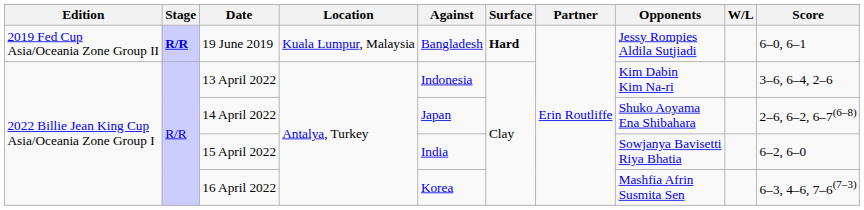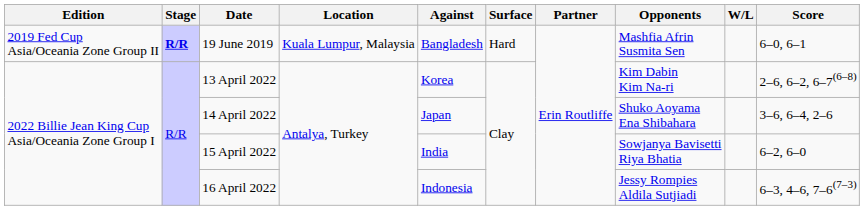(504, 43) bold -> (502, 43) normal
(658, 43) Jessy Rompies Aldila Sutjiadi -> (656, 43) Mashfia Afrin Susmita Sen
(447, 79) Indonesia -> (437, 79) Korea
(796, 79) 3–6, 6–4, 2–6 -> (808, 79) 2–6, 6–2, 6–7(6–8)
(808, 115) 2–6, 6–2, 6–7(6–8) -> (796, 115) 3–6, 6–4, 2–6
(437, 187) Korea -> (447, 187) Indonesia
(656, 187) Mashfia Afrin Susmita Sen -> (658, 187) Jessy Rompies Aldila Sutjiadi
